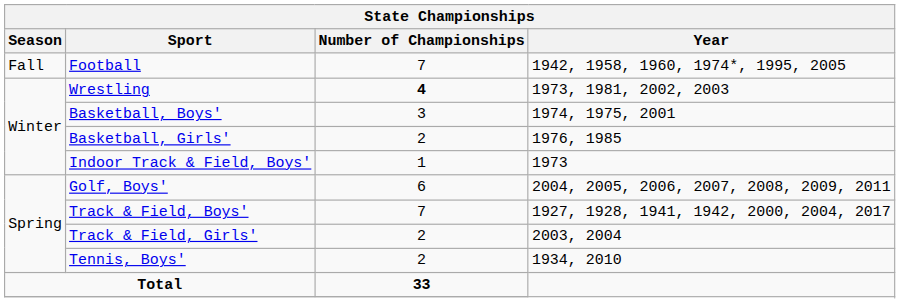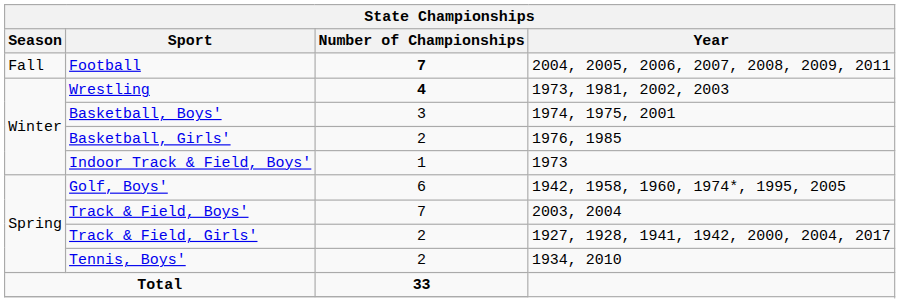(422, 65) normal -> (422, 65) bold
(689, 65) 1942, 1958, 1960, 1974*, 1995, 2005 -> (711, 65) 2004, 2005, 2006, 2007, 2008, 2009, 2011
(711, 187) 2004, 2005, 2006, 2007, 2008, 2009, 2011 -> (689, 187) 1942, 1958, 1960, 1974*, 1995, 2005
(711, 212) 1927, 1928, 1941, 1942, 2000, 2004, 2017 -> (577, 212) 2003, 2004
(577, 236) 2003, 2004 -> (711, 236) 1927, 1928, 1941, 1942, 2000, 2004, 2017
